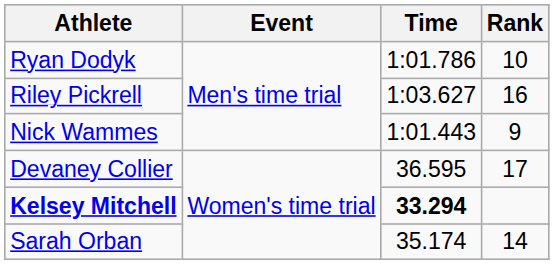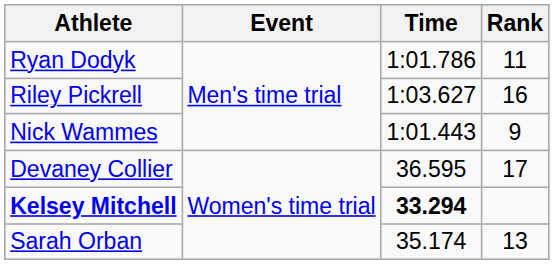(515, 60) 10 -> (515, 60) 11
(515, 242) 14 -> (515, 242) 13
